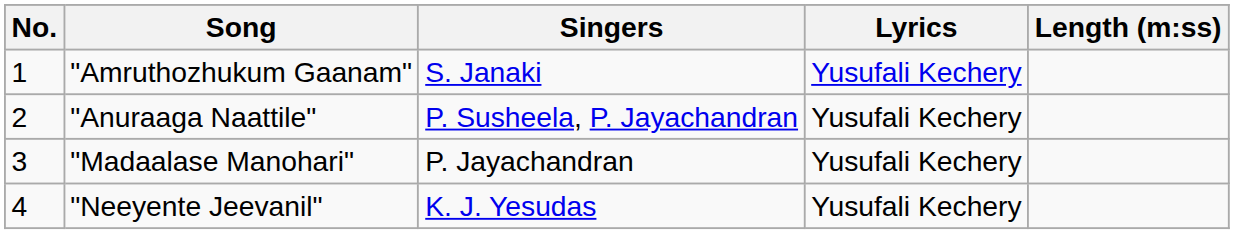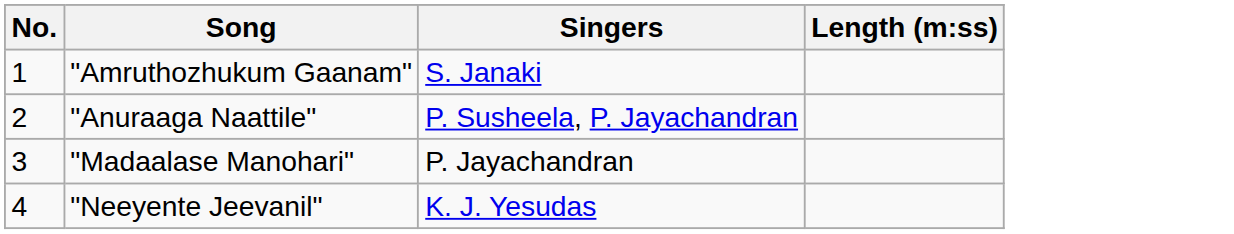- column: (916, 27)
